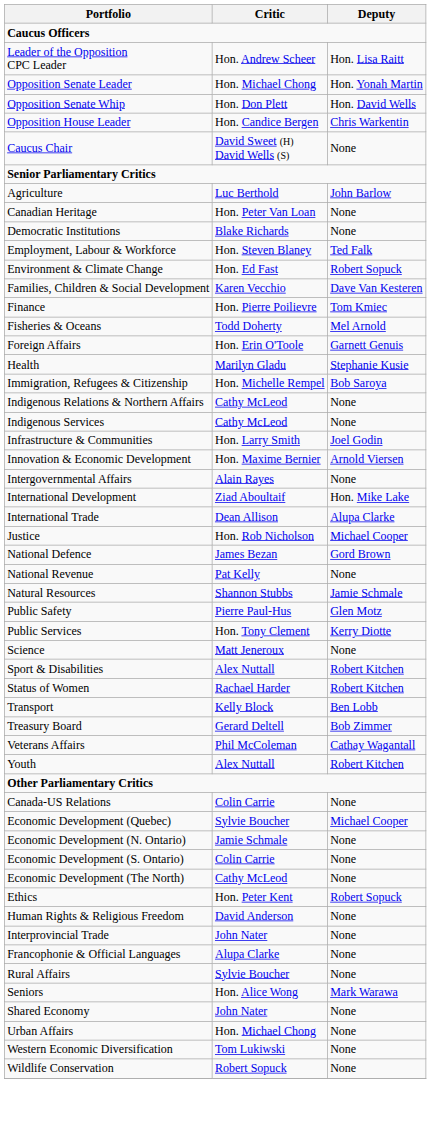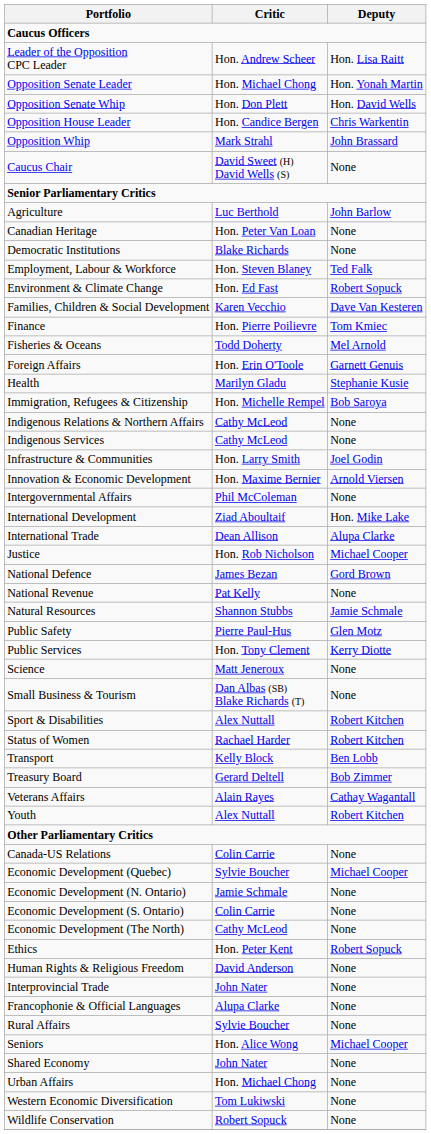+ row: (49, 141)
(244, 478) Alain Rayes -> (256, 497) Phil McColeman
+ row: (71, 694)
(256, 745) Phil McColeman -> (244, 796) Alain Rayes
(364, 992) Mark Warawa -> (369, 1044) Michael Cooper
